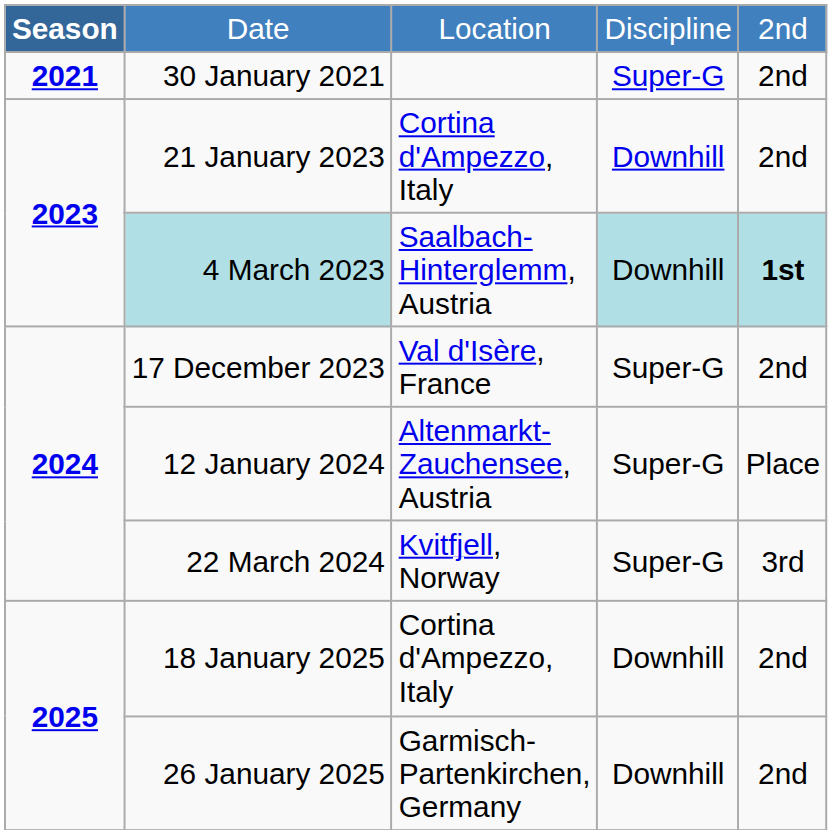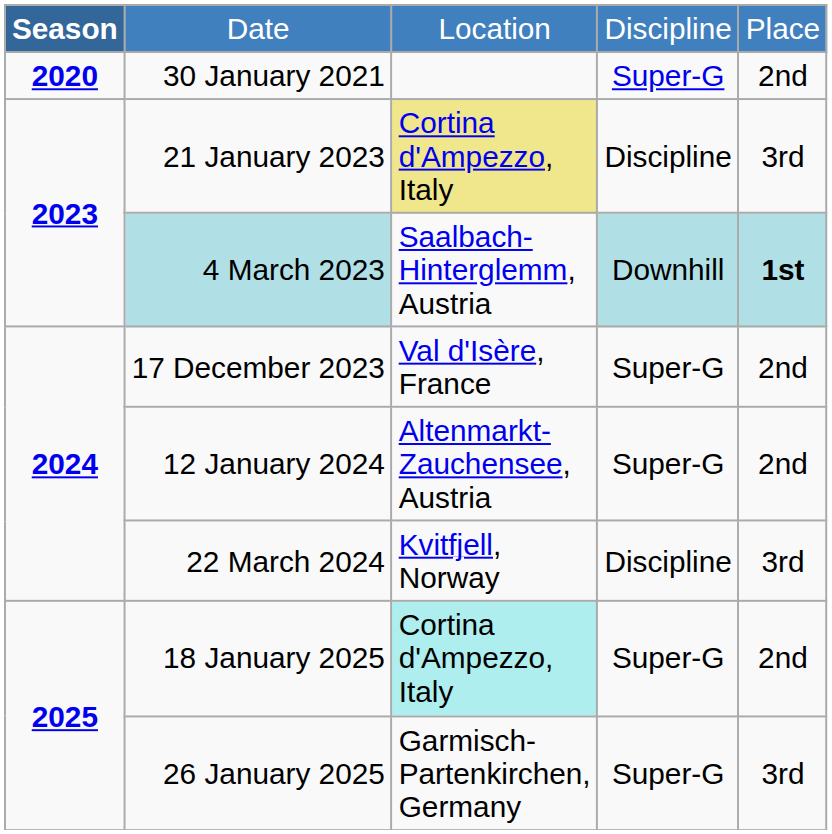(783, 29) 2nd -> (783, 29) Place
(65, 76) 2021 -> (65, 76) 2020
(476, 156) no background -> (476, 156) khaki background
(668, 156) Downhill -> (668, 156) Discipline
(783, 156) 2nd -> (783, 156) 3rd
(783, 464) Place -> (783, 464) 2nd
(668, 562) Super-G -> (668, 562) Discipline
(476, 659) no background -> (476, 659) paleturquoise background
(668, 659) Downhill -> (668, 659) Super-G
(668, 773) Downhill -> (668, 773) Super-G
(783, 773) 2nd -> (783, 773) 3rd
